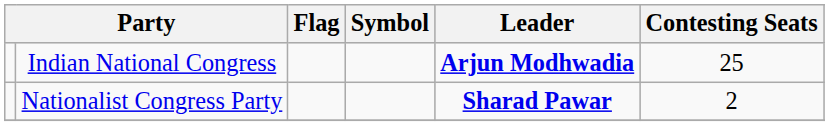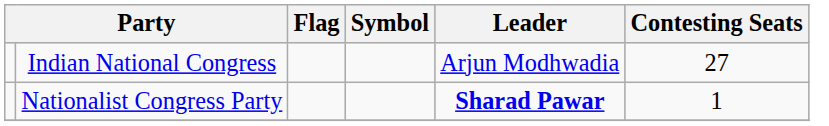(537, 62) bold -> (530, 62) normal
(732, 62) 25 -> (717, 62) 27
(732, 100) 2 -> (717, 100) 1
